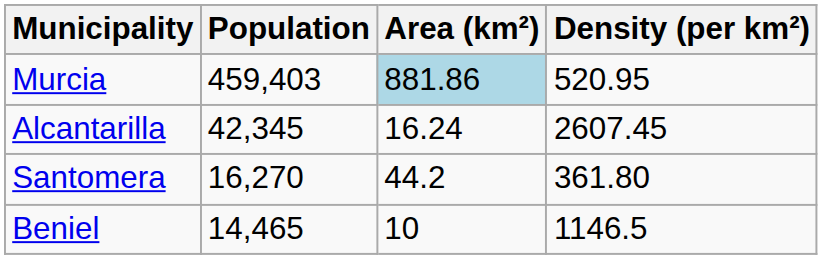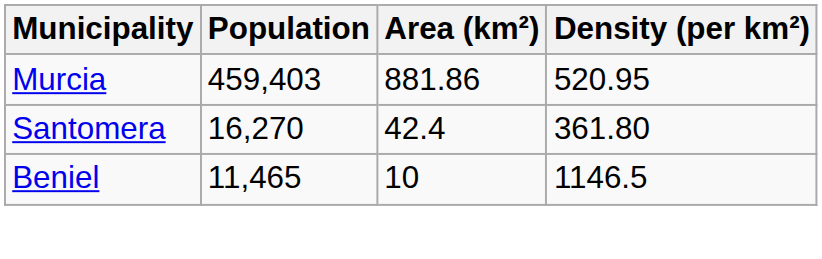(432, 79) lightblue background -> (432, 79) no background
- row: (89, 128)
(415, 178) 44.2 -> (415, 128) 42.4
(256, 228) 14,465 -> (255, 178) 11,465
